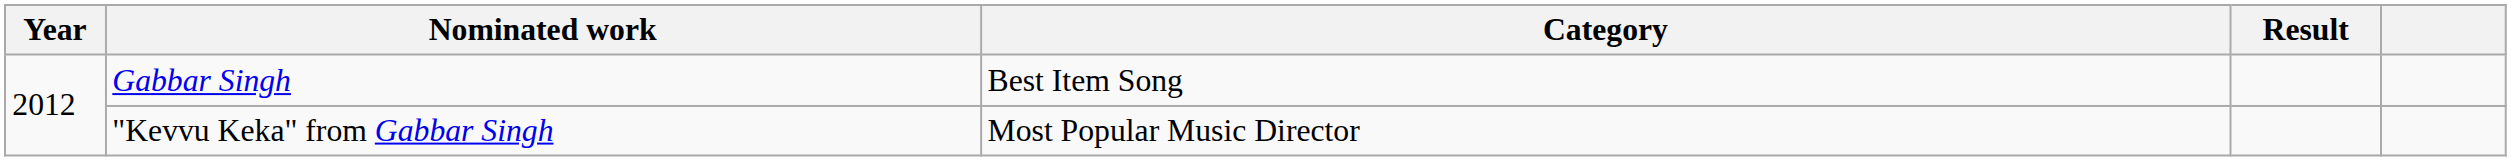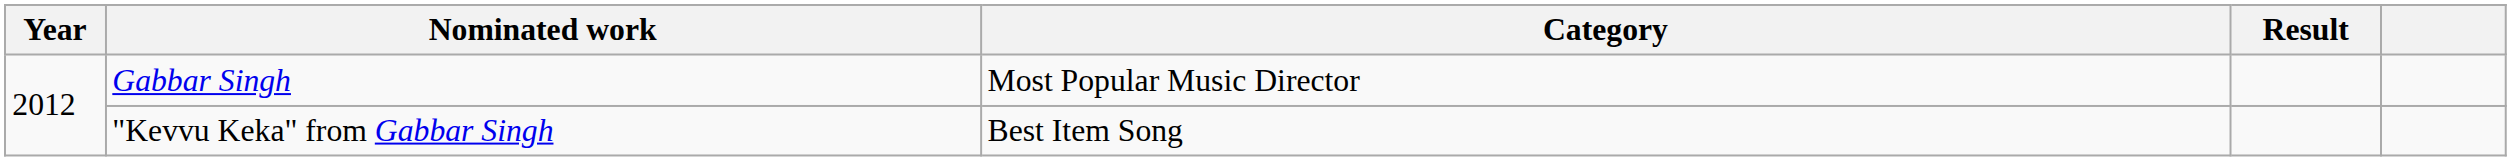(1085, 79) Best Item Song -> (1174, 79) Most Popular Music Director
(1174, 130) Most Popular Music Director -> (1085, 130) Best Item Song
